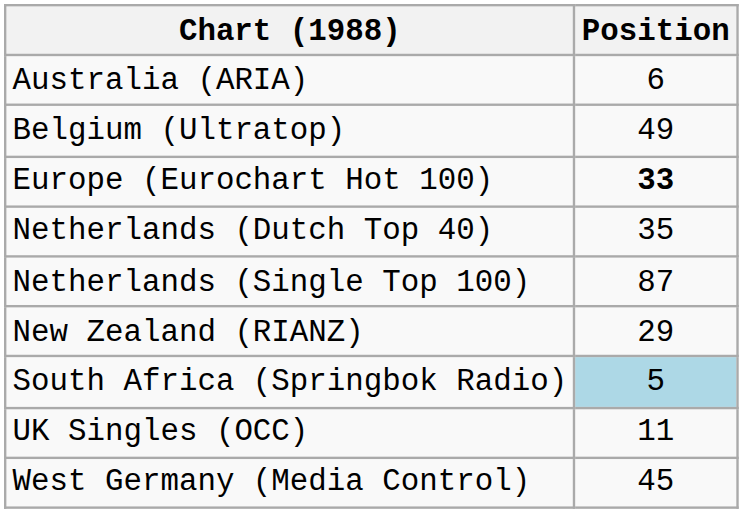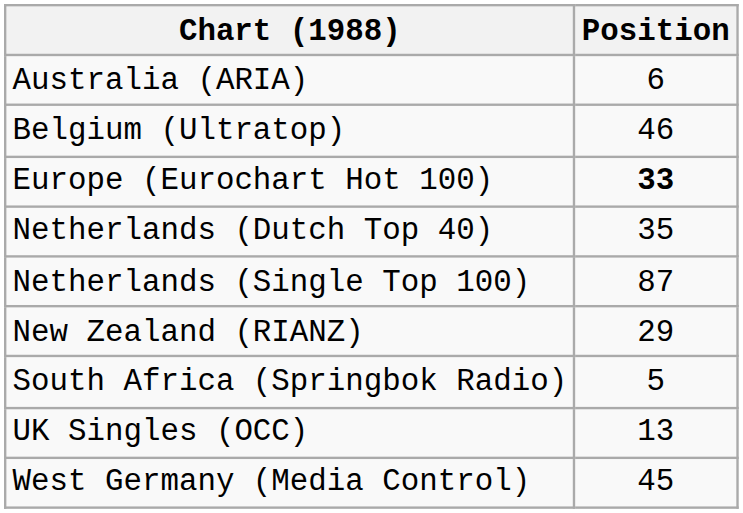(656, 131) 49 -> (656, 131) 46
(656, 382) lightblue background -> (656, 382) no background
(656, 432) 11 -> (656, 432) 13
